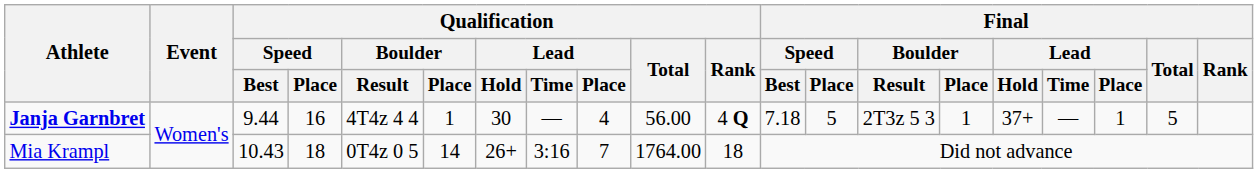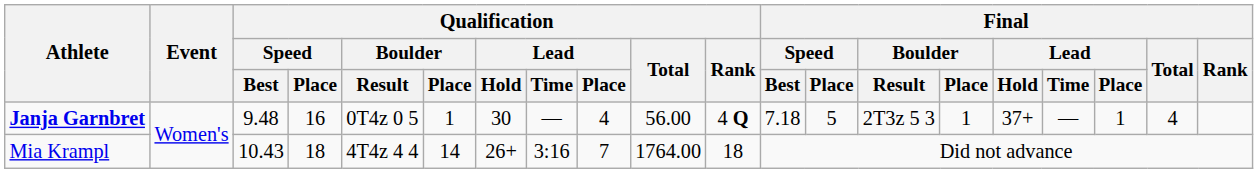(261, 118) 9.44 -> (261, 118) 9.48
(382, 118) 4T4z 4 4 -> (382, 118) 0T4z 0 5
(1173, 118) 5 -> (1173, 118) 4
(382, 151) 0T4z 0 5 -> (382, 151) 4T4z 4 4
